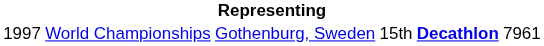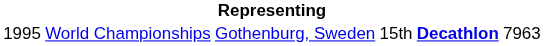(22, 34) 1997 -> (22, 34) 1995
(522, 34) 7961 -> (522, 34) 7963
